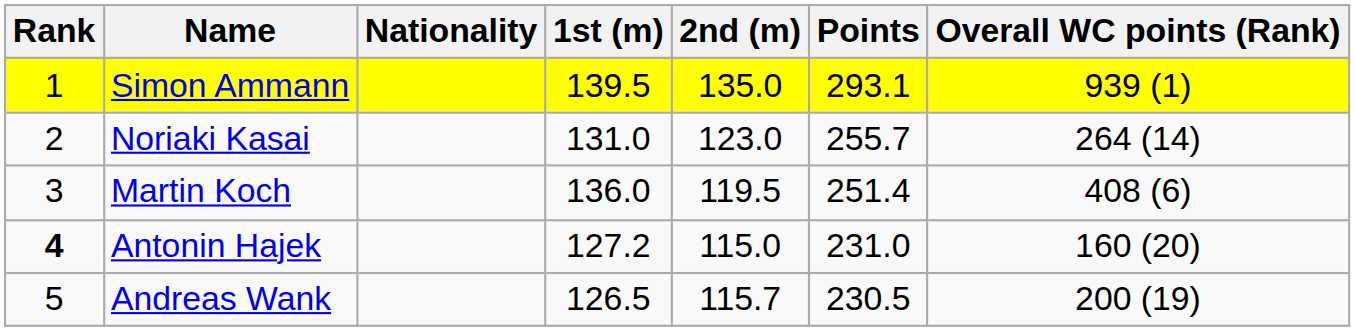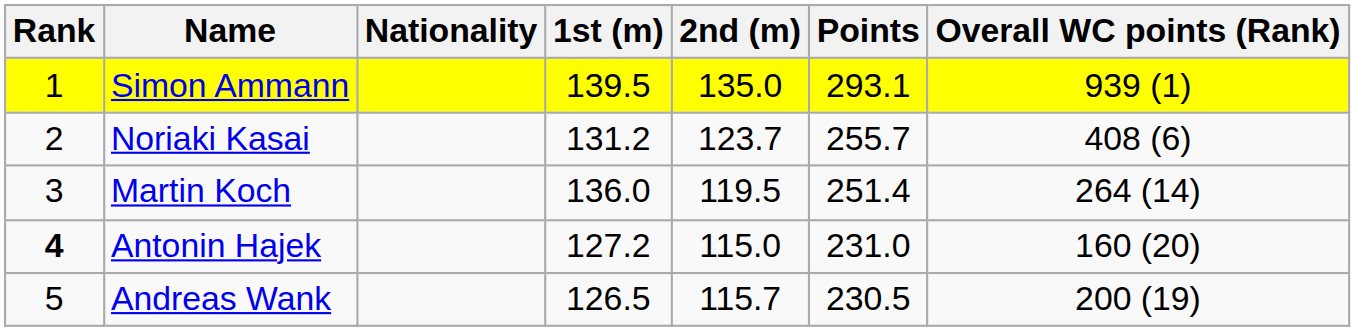(608, 138) 131.0 -> (608, 138) 131.2
(740, 138) 123.0 -> (740, 138) 123.7
(1138, 138) 264 (14) -> (1138, 138) 408 (6)
(1138, 191) 408 (6) -> (1138, 191) 264 (14)
